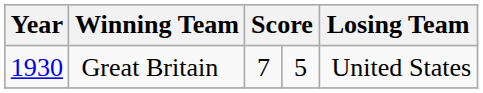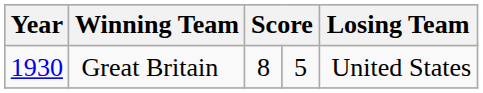(264, 66) 7 -> (264, 66) 8
